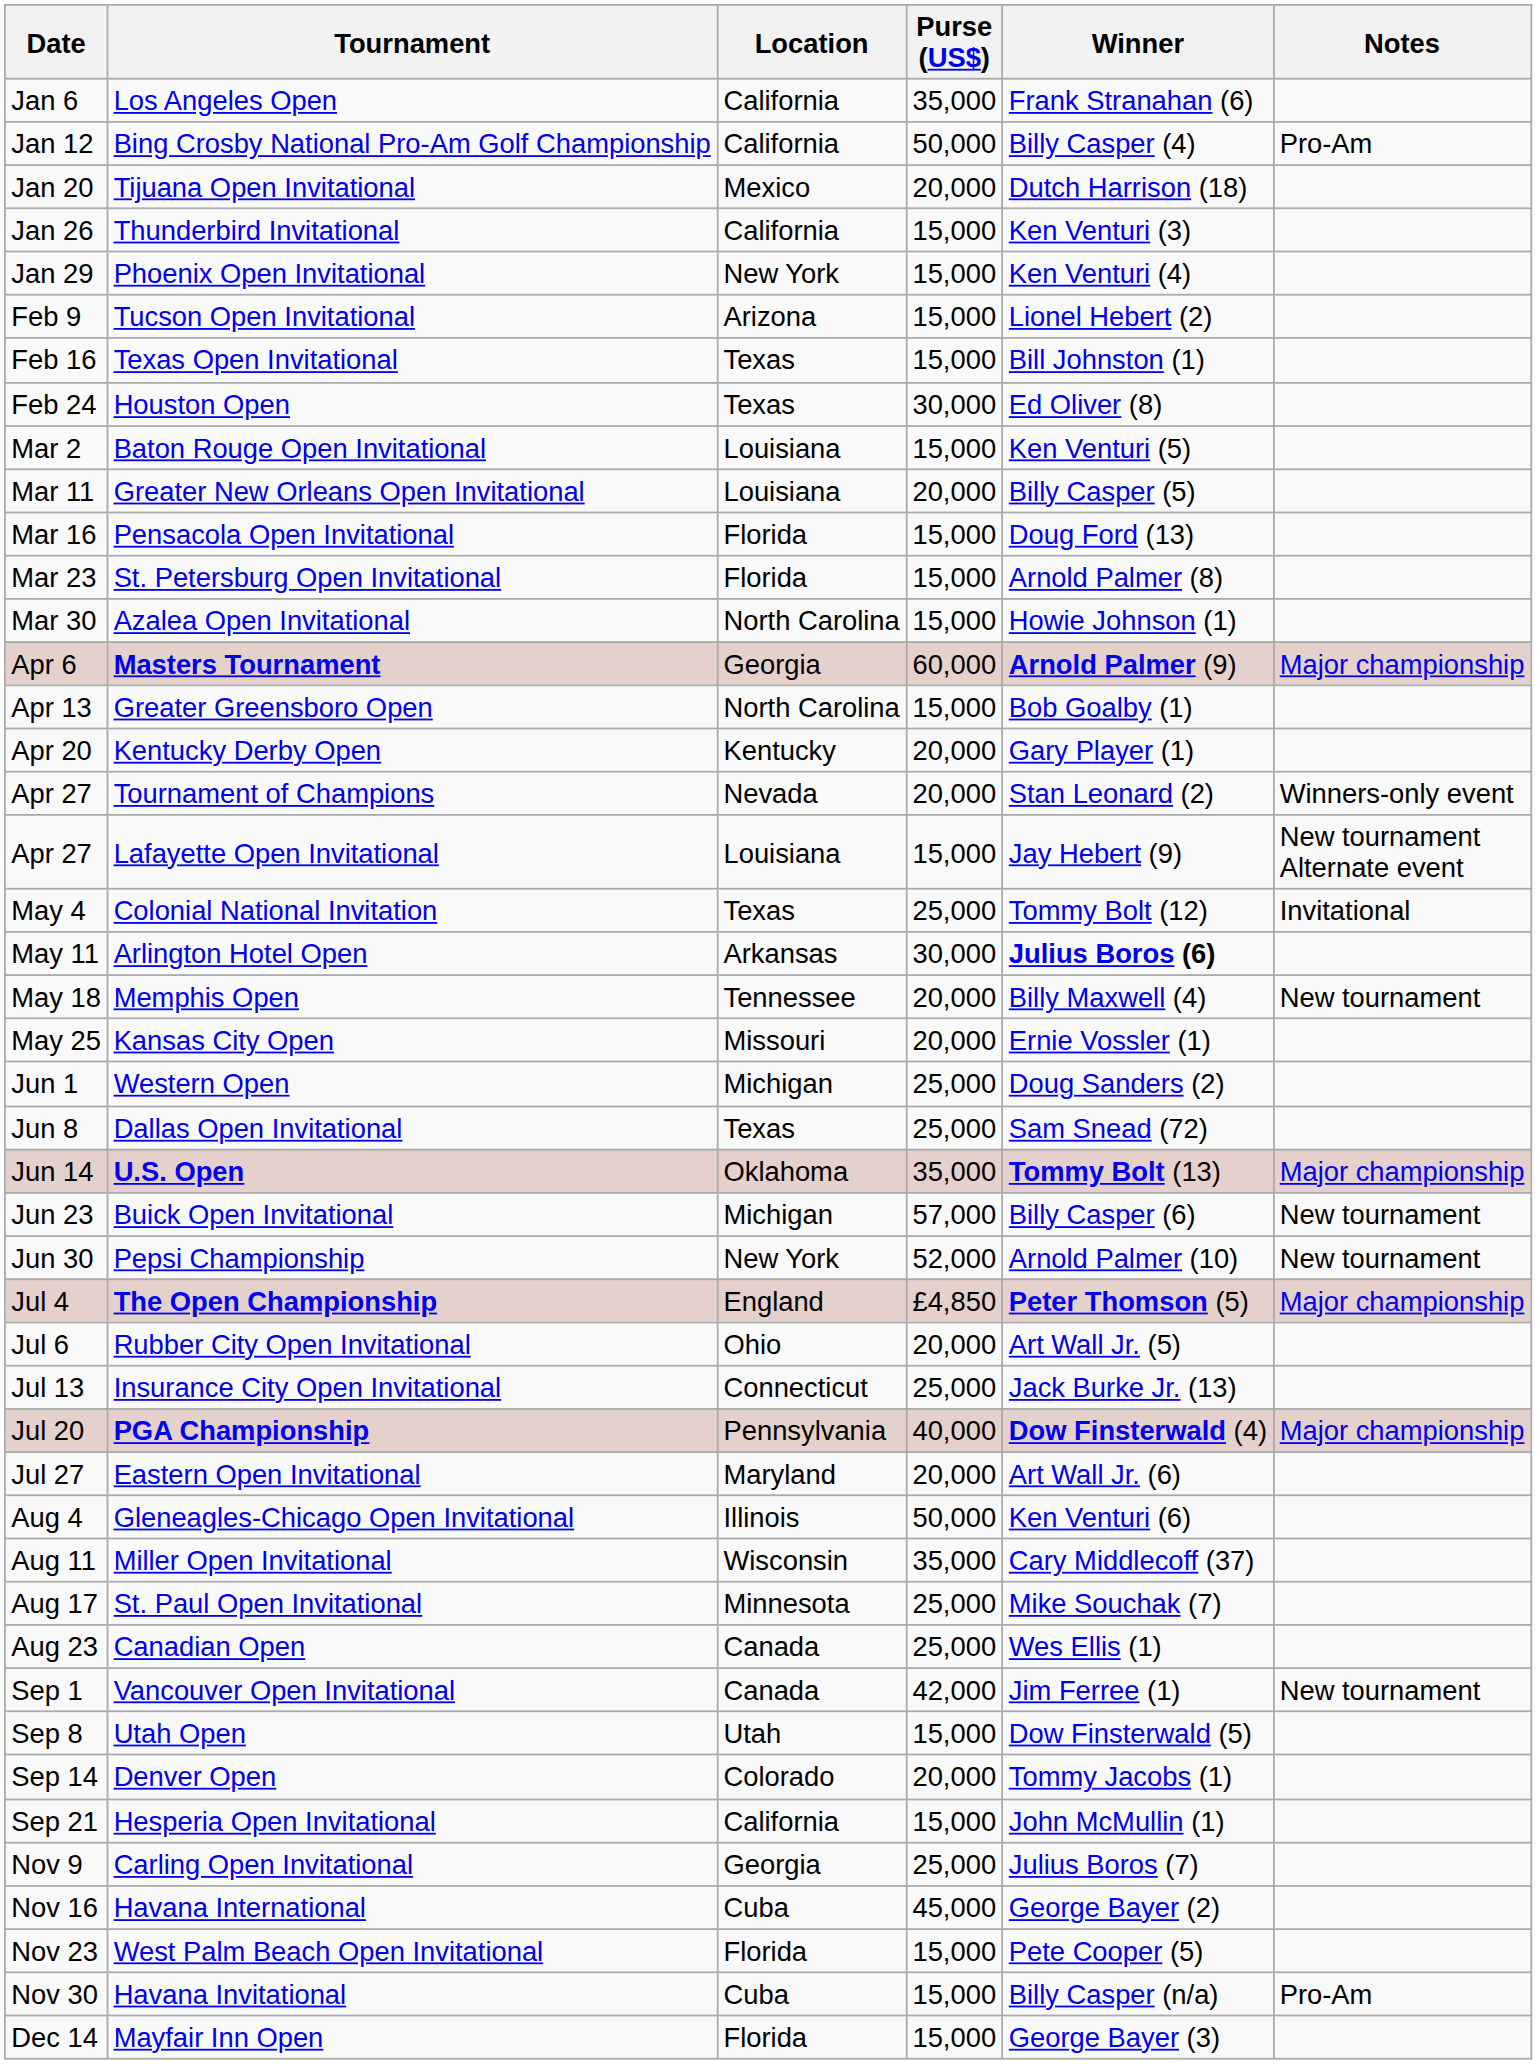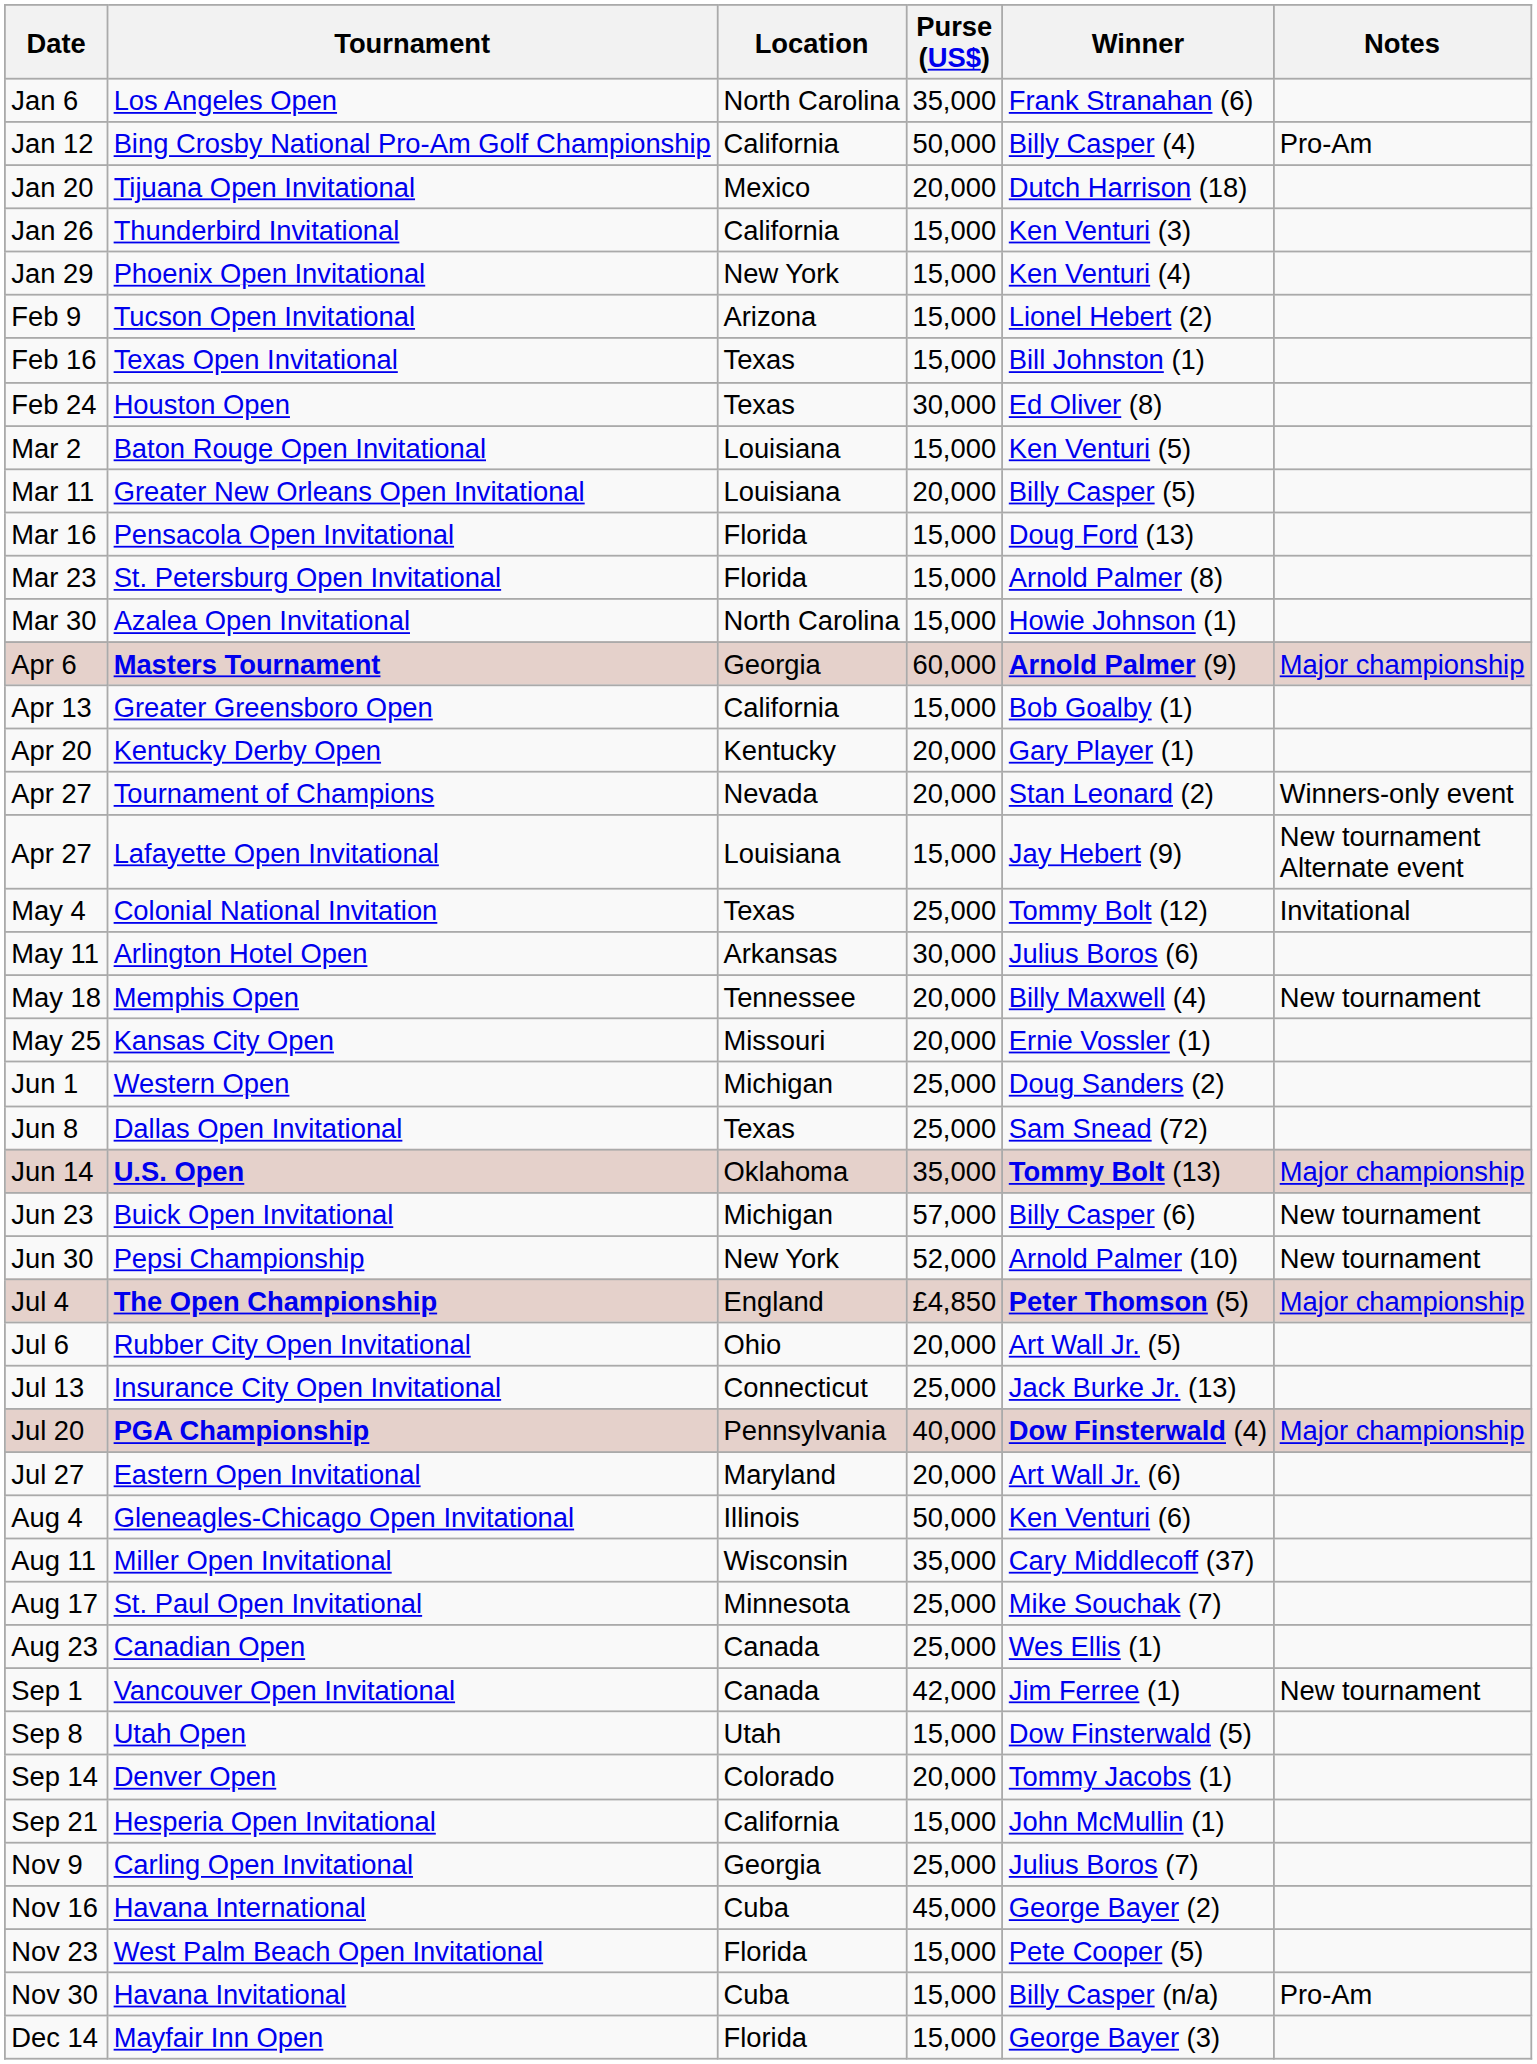(781, 101) California -> (812, 101) North Carolina
(812, 707) North Carolina -> (781, 707) California
(1112, 954) bold -> (1104, 954) normal
